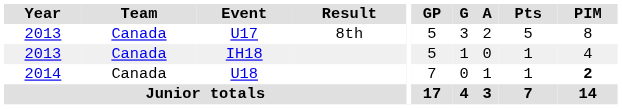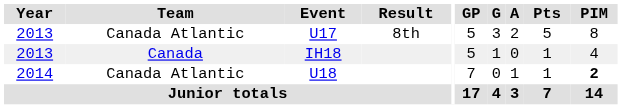(139, 34) Canada -> (175, 34) Canada Atlantic
(139, 74) Canada -> (175, 74) Canada Atlantic
